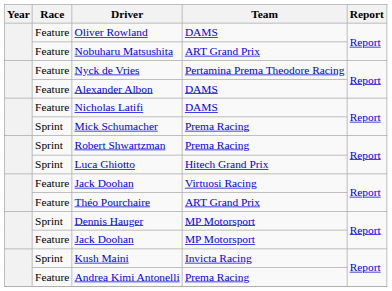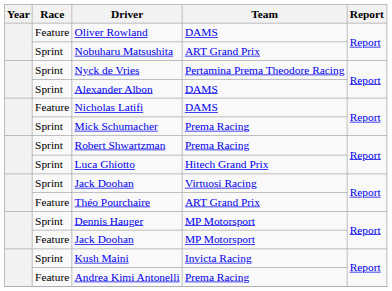(52, 51) Feature -> (49, 51) Sprint
(52, 70) Feature -> (49, 70) Sprint
(52, 89) Feature -> (49, 89) Sprint
(52, 183) Feature -> (49, 183) Sprint
